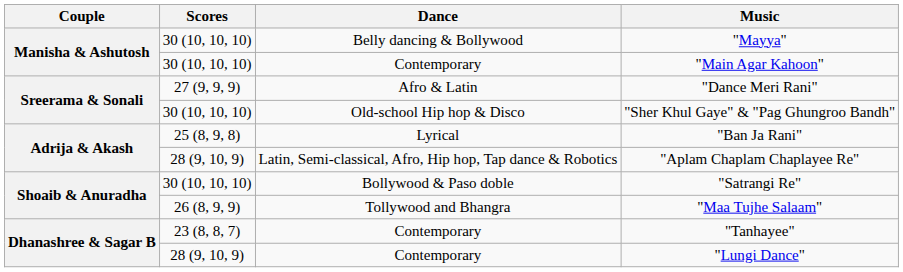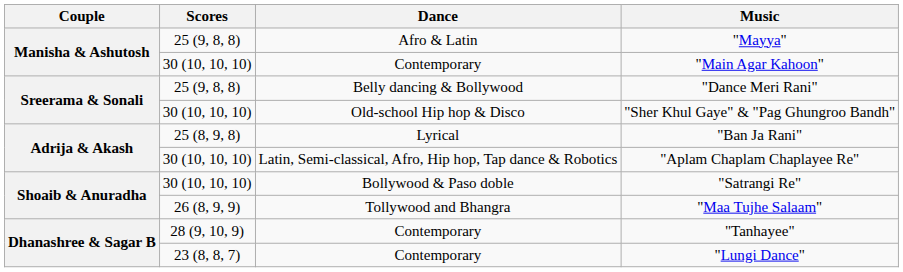(207, 40) 30 (10, 10, 10) -> (207, 40) 25 (9, 8, 8)
(438, 40) Belly dancing & Bollywood -> (438, 40) Afro & Latin
(207, 87) 27 (9, 9, 9) -> (207, 87) 25 (9, 8, 8)
(438, 87) Afro & Latin -> (438, 87) Belly dancing & Bollywood
(207, 159) 28 (9, 10, 9) -> (207, 159) 30 (10, 10, 10)
(207, 231) 23 (8, 8, 7) -> (207, 231) 28 (9, 10, 9)
(207, 254) 28 (9, 10, 9) -> (207, 254) 23 (8, 8, 7)
